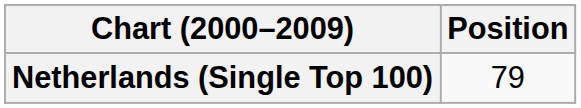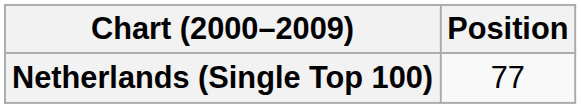(508, 77) 79 -> (508, 77) 77
